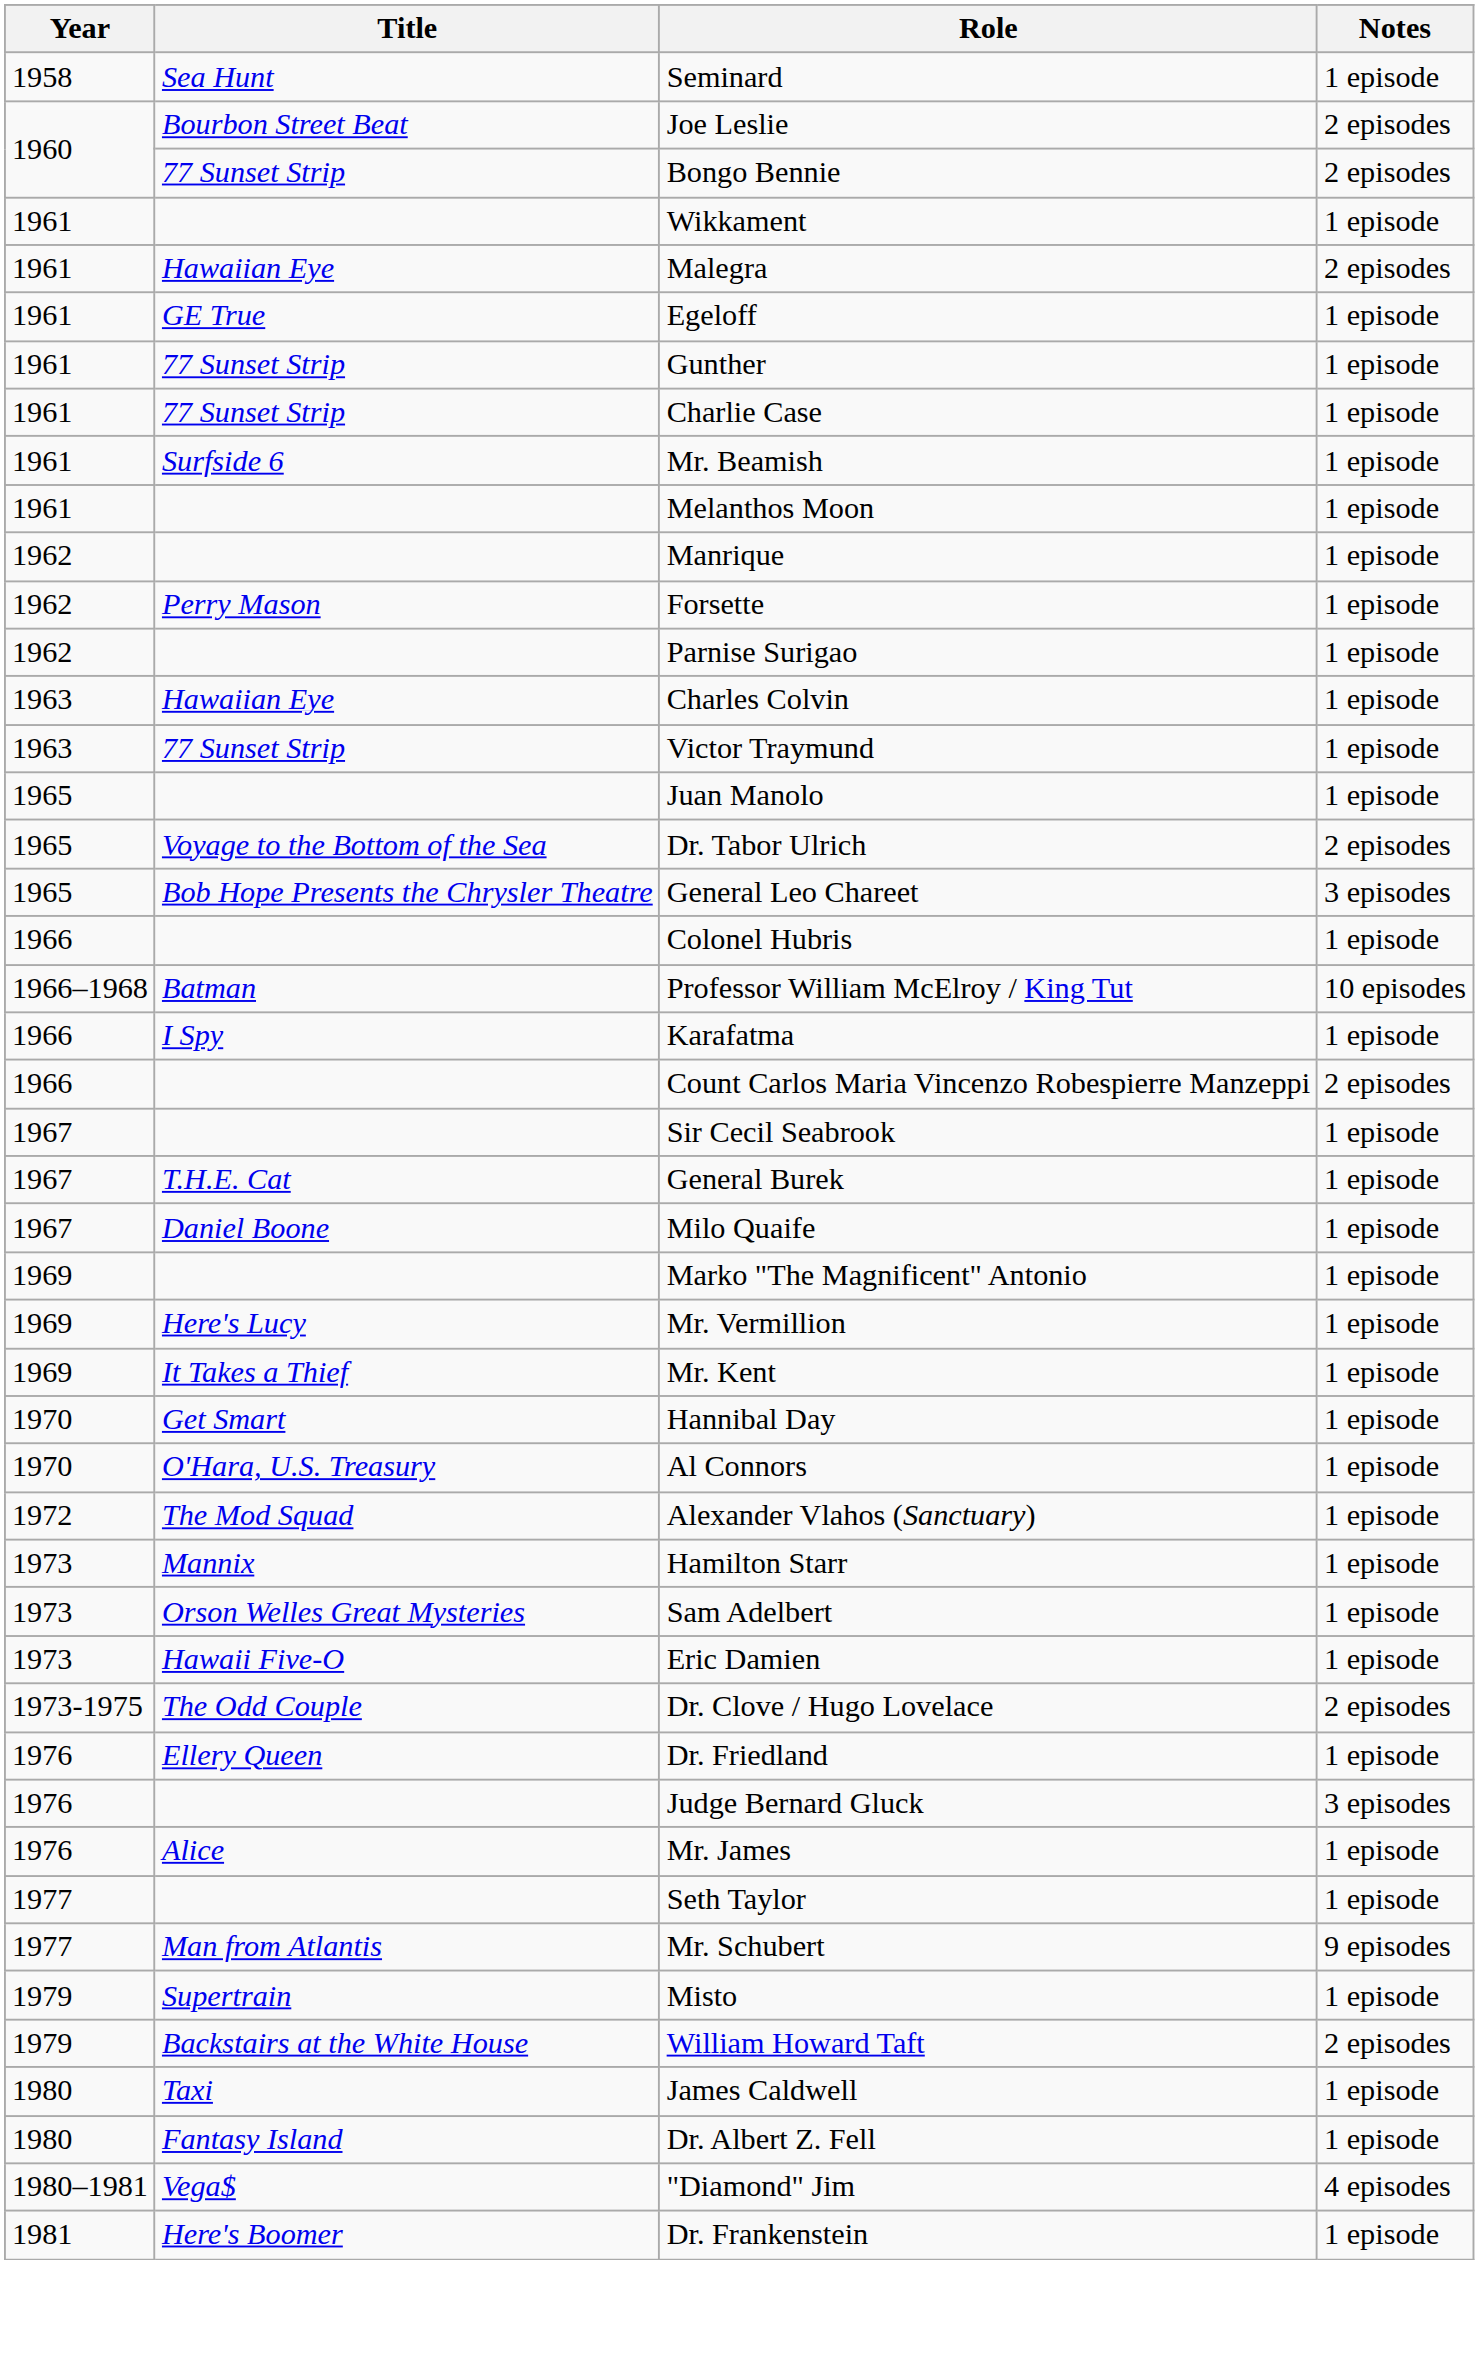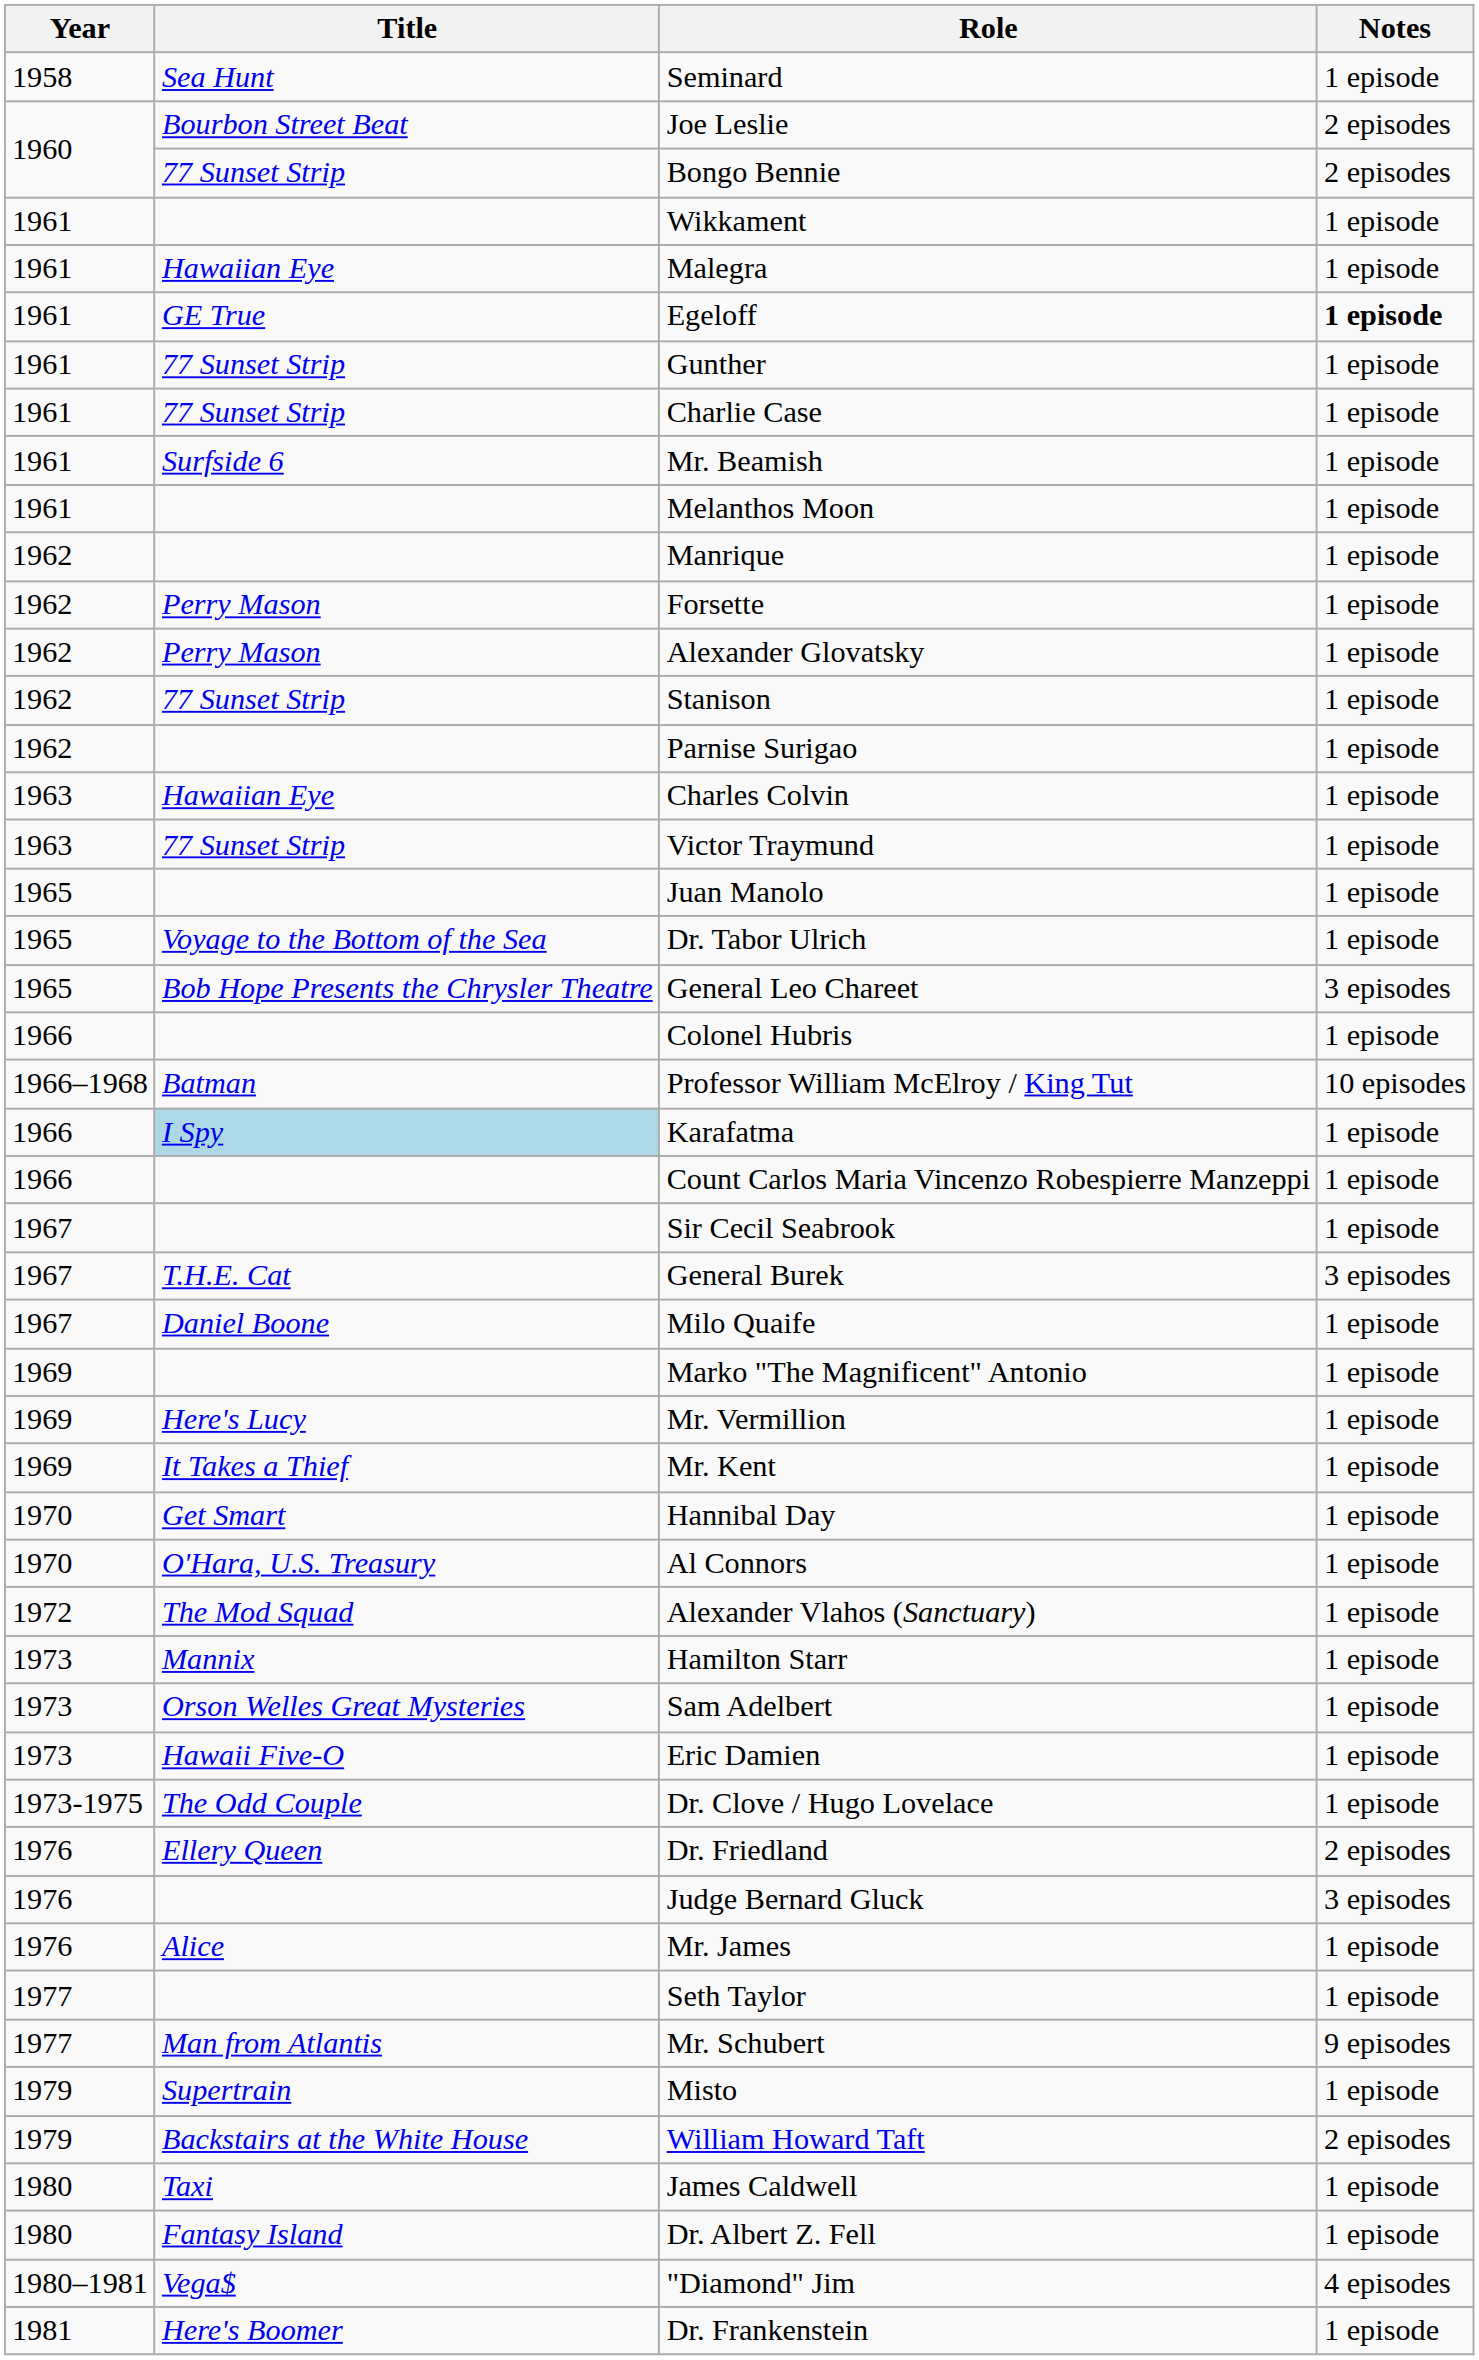(1387, 268) 2 episodes -> (1382, 268) 1 episode
(1382, 316) normal -> (1383, 316) bold
+ row: (796, 651)
+ row: (719, 699)
(1387, 843) 2 episodes -> (1382, 939) 1 episode
(193, 1035) no background -> (193, 1131) lightblue background
(1387, 1083) 2 episodes -> (1382, 1179) 1 episode
(1382, 1179) 1 episode -> (1387, 1275) 3 episodes
(1387, 1707) 2 episodes -> (1382, 1802) 1 episode
(1382, 1754) 1 episode -> (1387, 1850) 2 episodes
